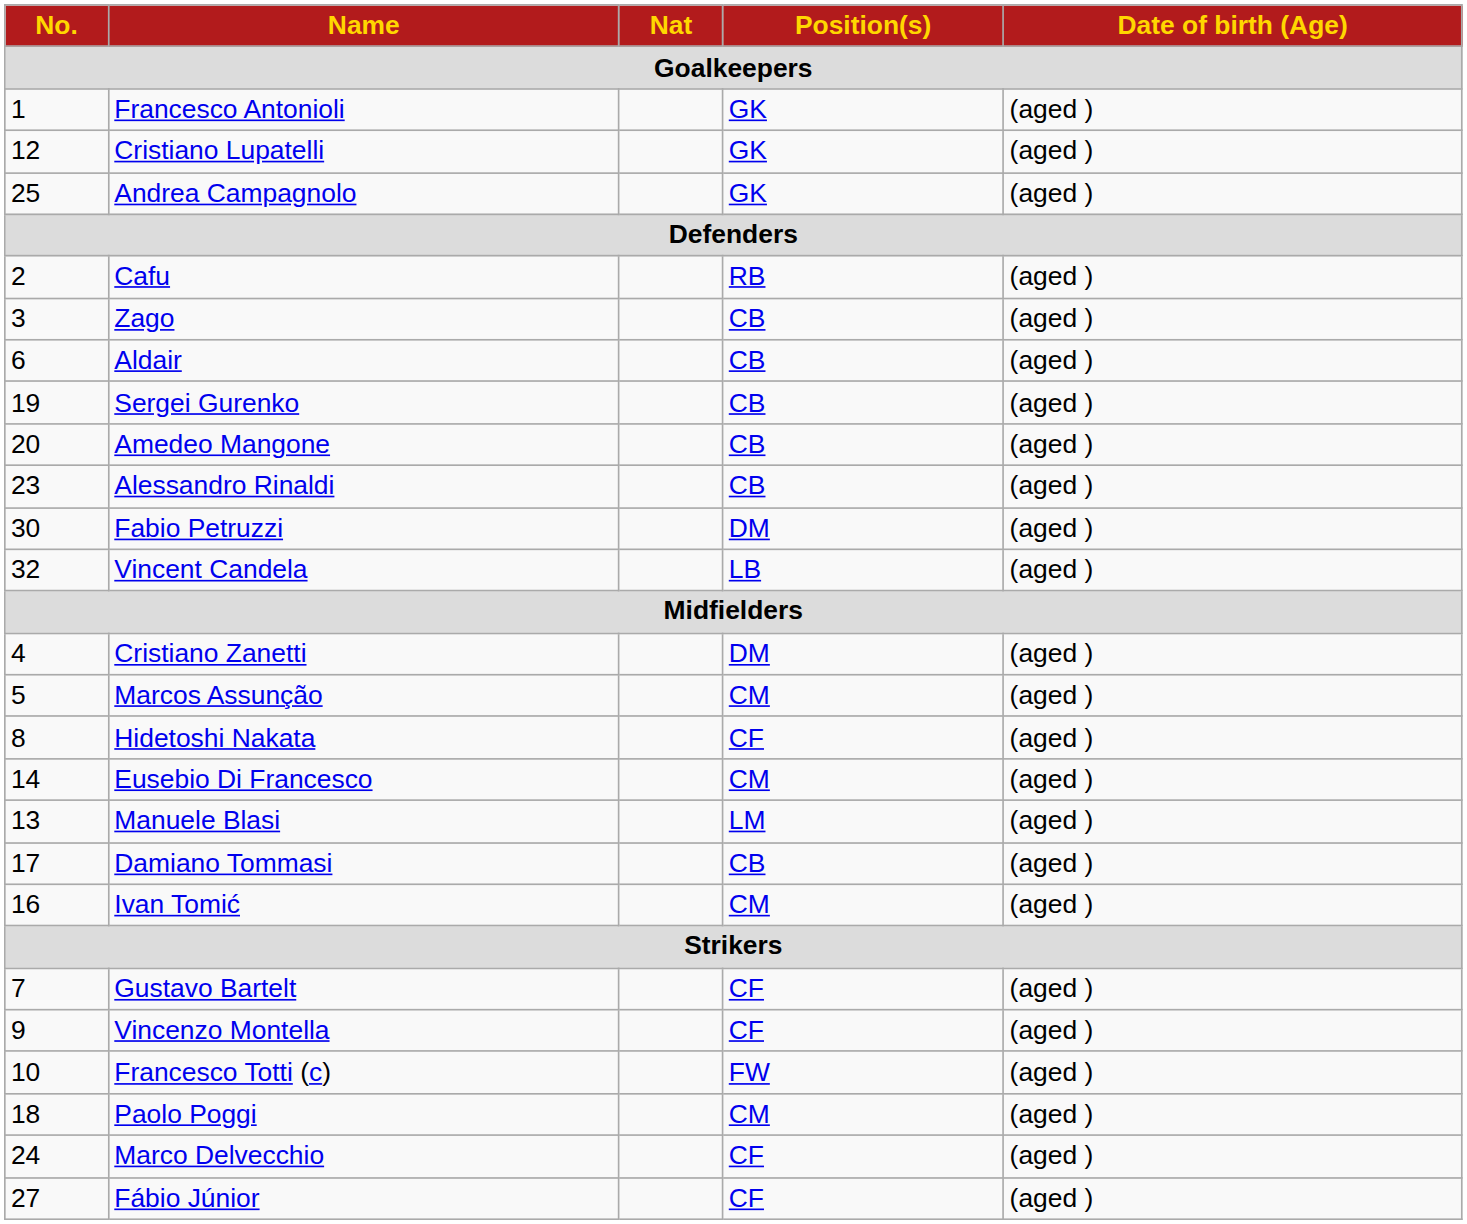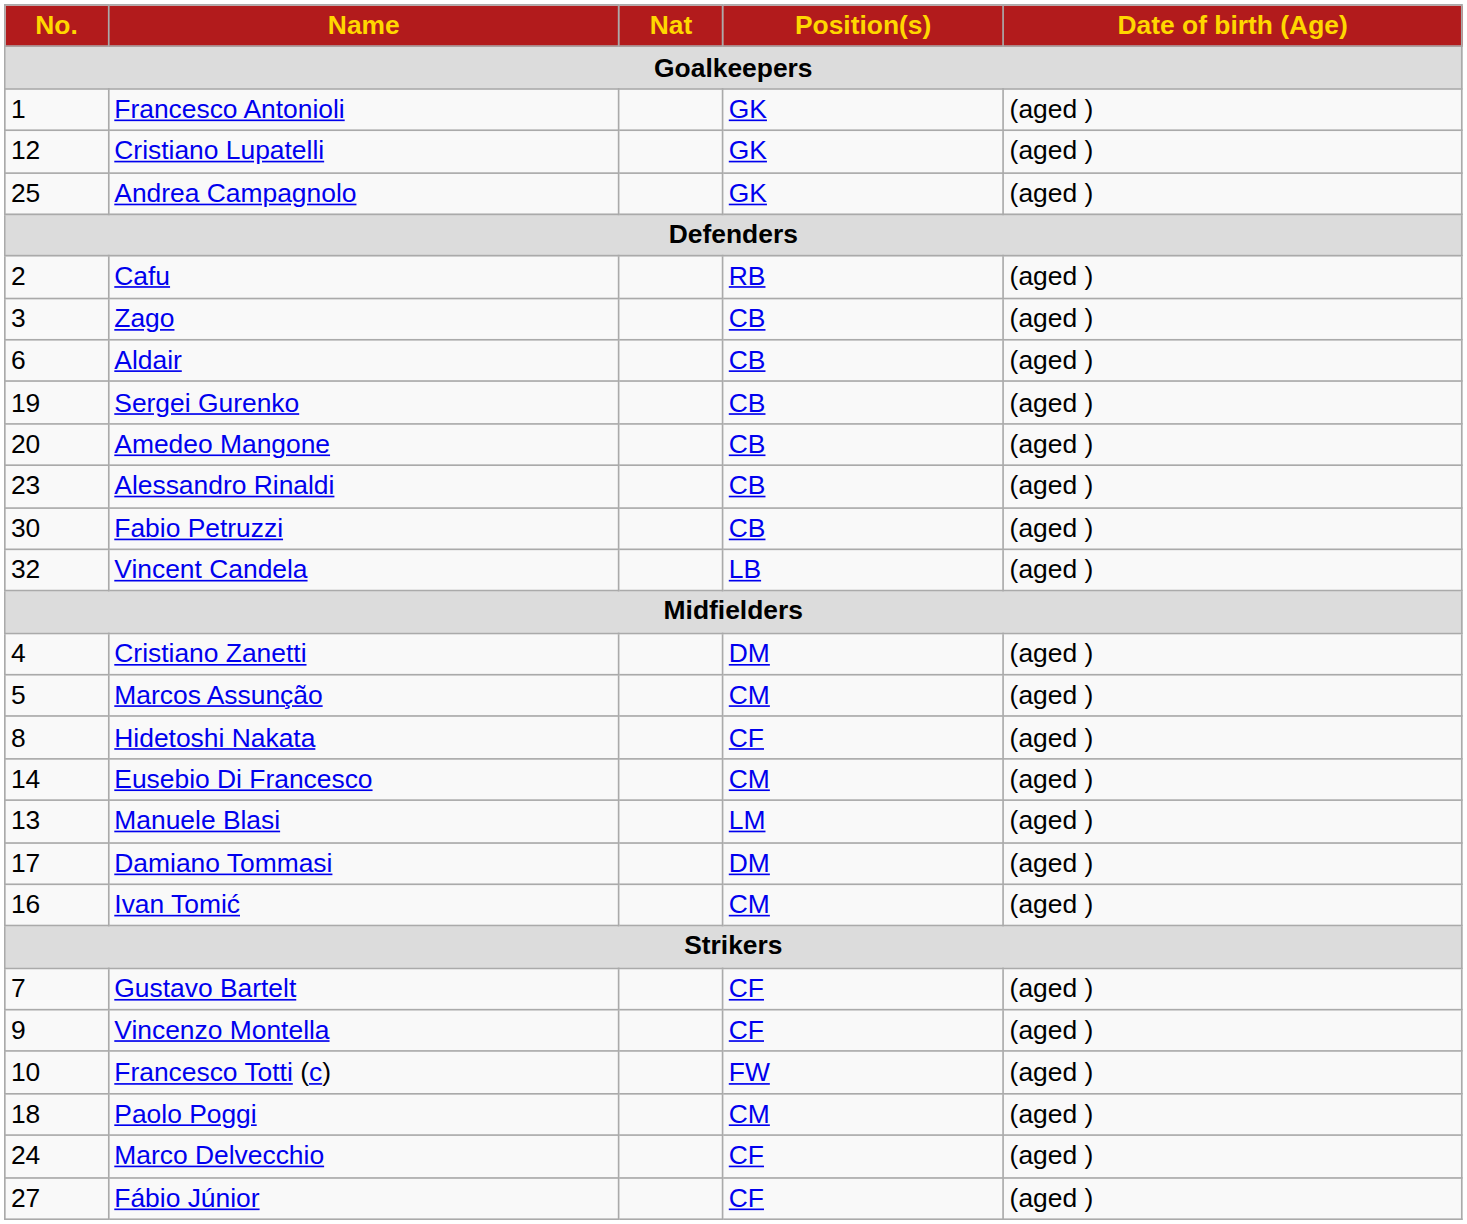(749, 527) DM -> (747, 527) CB
(747, 862) CB -> (749, 862) DM
